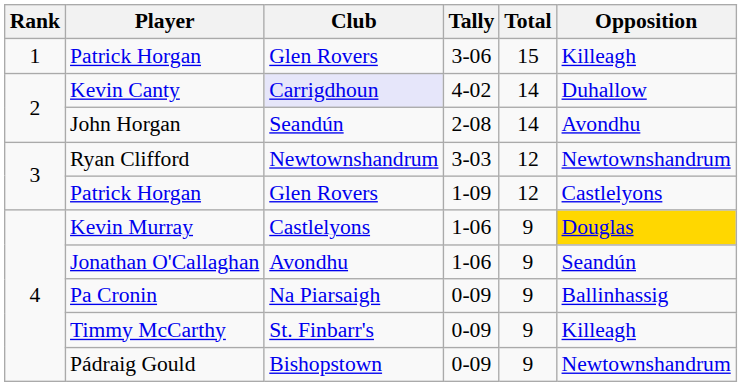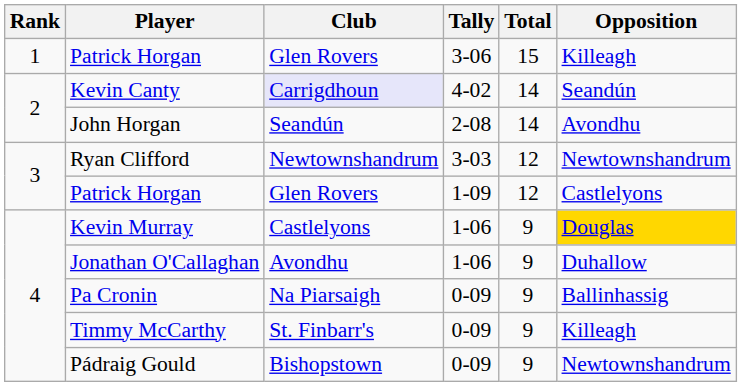(604, 90) Duhallow -> (599, 90) Seandún
(599, 261) Seandún -> (604, 261) Duhallow
